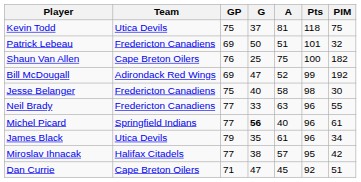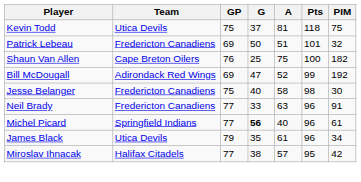(337, 106) 55 -> (337, 106) 91
- row: (31, 169)
